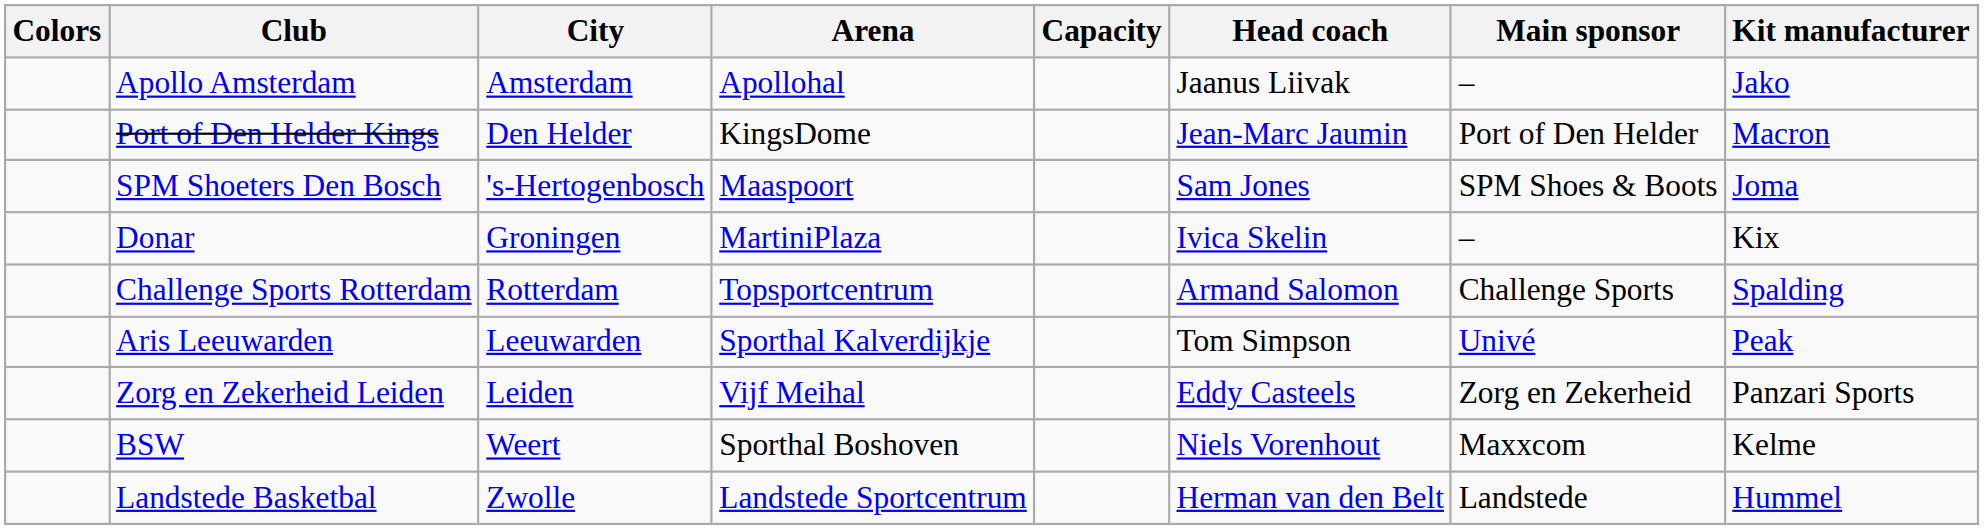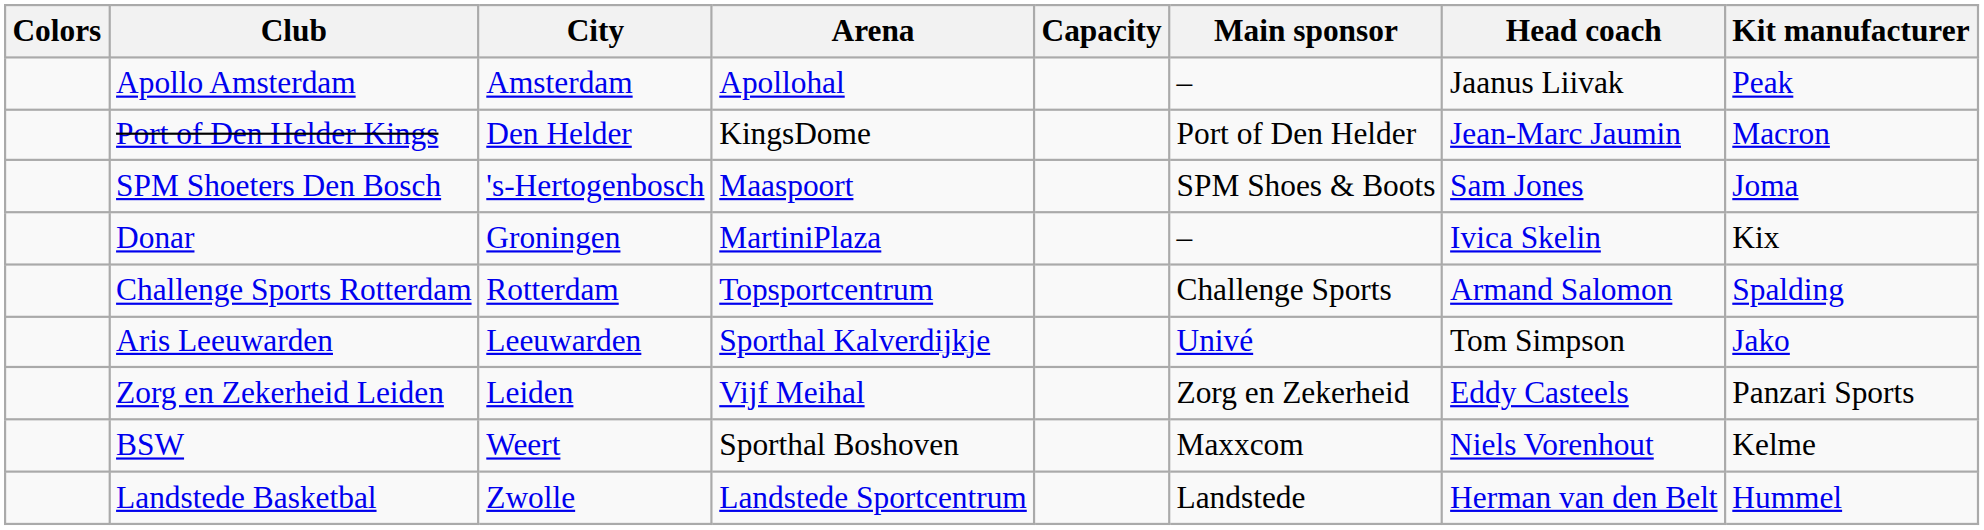columns swapped: (1310, 30) <-> (1588, 30)
(1761, 82) Jako -> (1763, 82) Peak
(1763, 341) Peak -> (1761, 341) Jako
